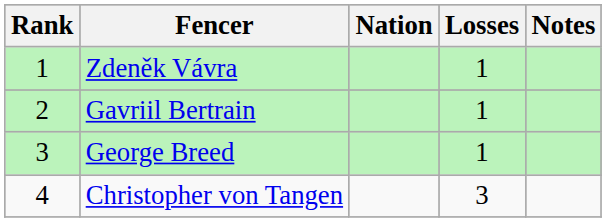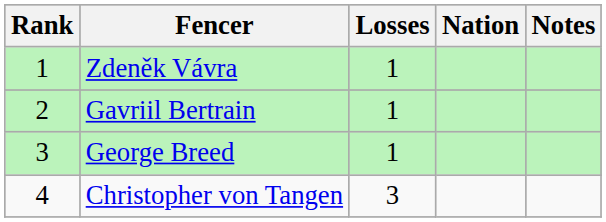columns swapped: (394, 25) <-> (482, 25)
